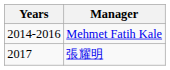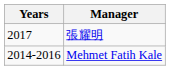rows swapped: (114, 33) <-> (85, 54)
